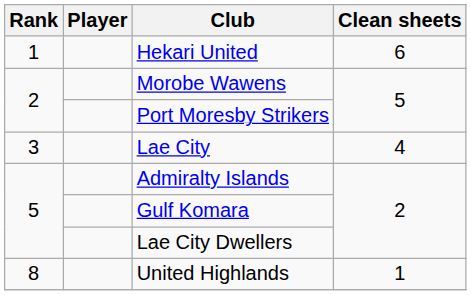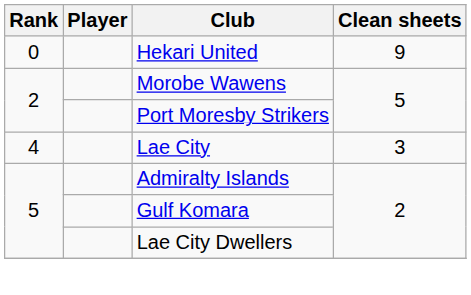(34, 52) 1 -> (34, 52) 0
(400, 52) 6 -> (400, 52) 9
(34, 147) 3 -> (34, 147) 4
(400, 147) 4 -> (400, 147) 3
- row: (213, 274)
